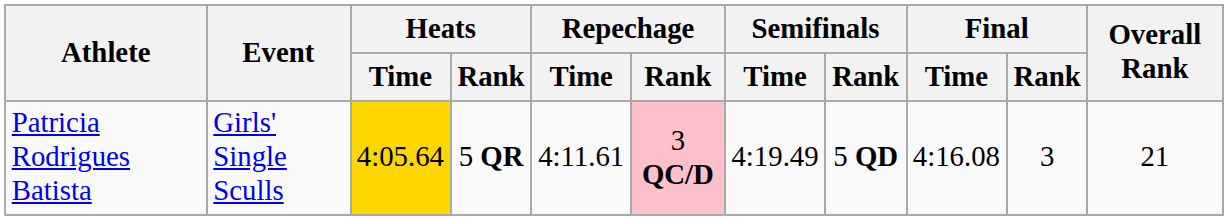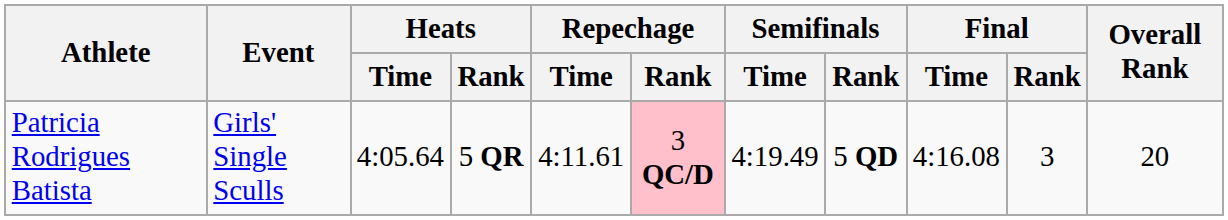(400, 157) gold background -> (400, 157) no background
(1155, 157) 21 -> (1155, 157) 20
